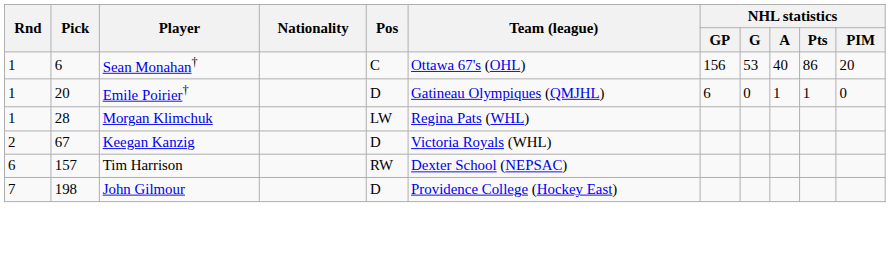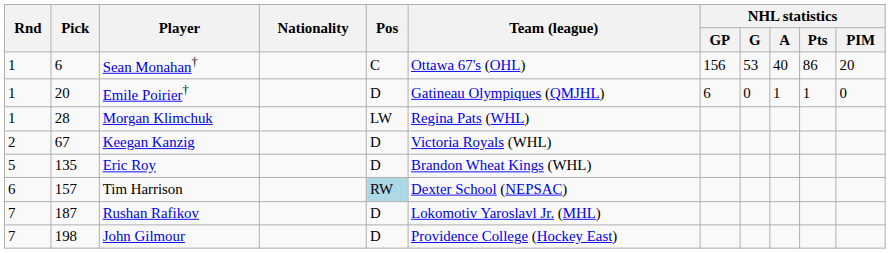+ row: (129, 165)
(382, 165) no background -> (382, 189) lightblue background
+ row: (151, 213)
